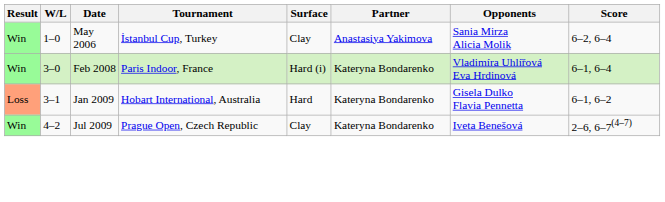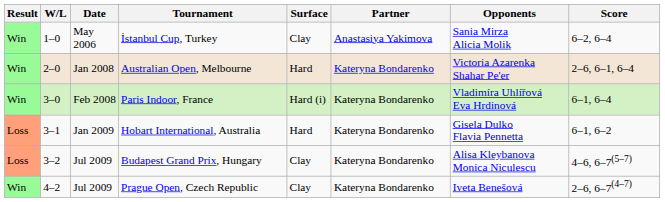+ row: (186, 68)
+ row: (191, 161)
